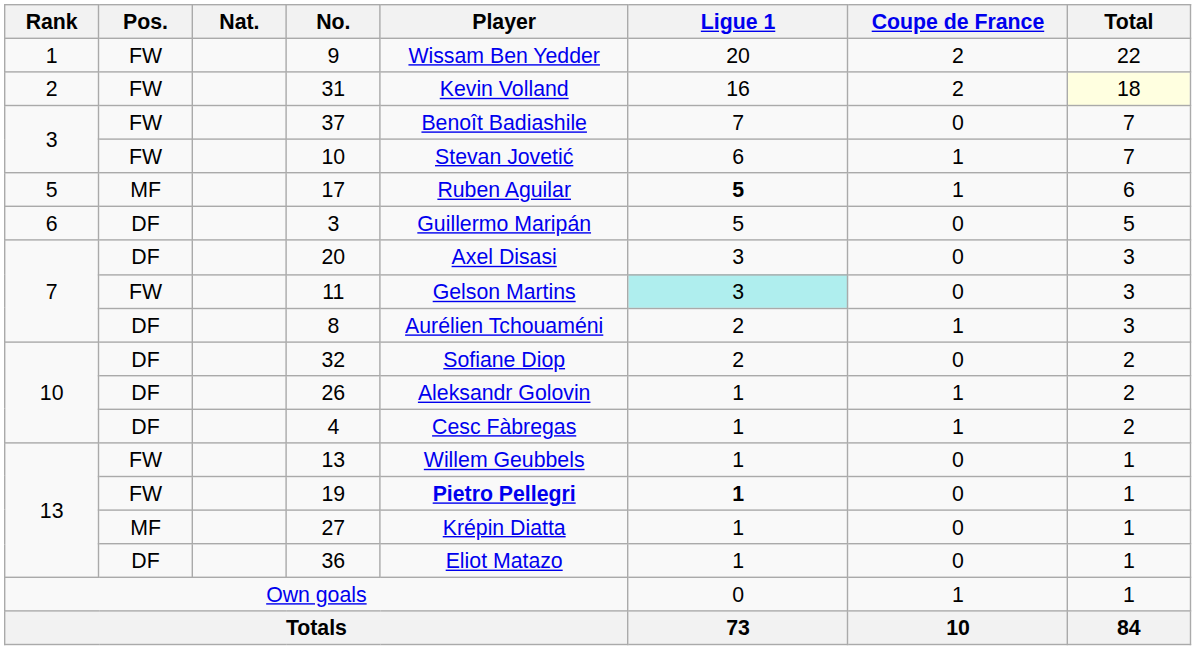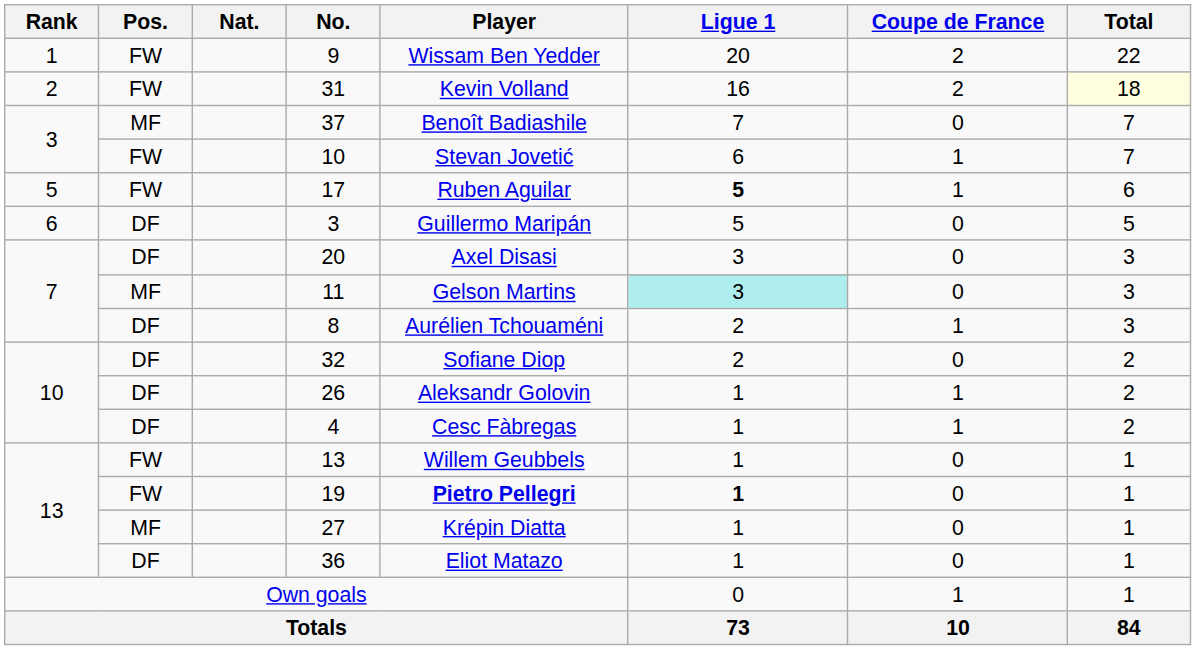(146, 123) FW -> (146, 123) MF
(146, 190) MF -> (146, 190) FW
(146, 291) FW -> (146, 291) MF
